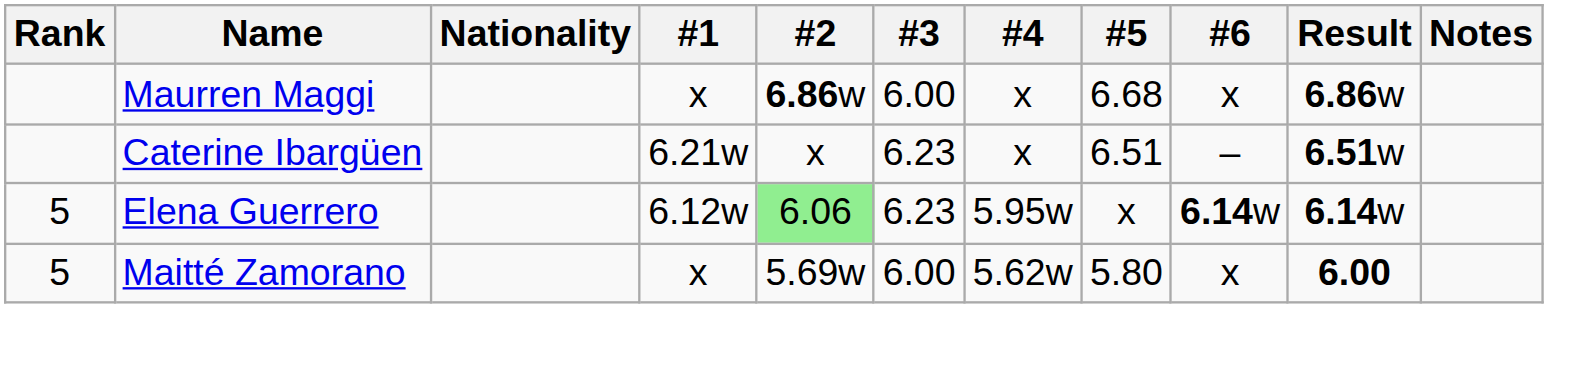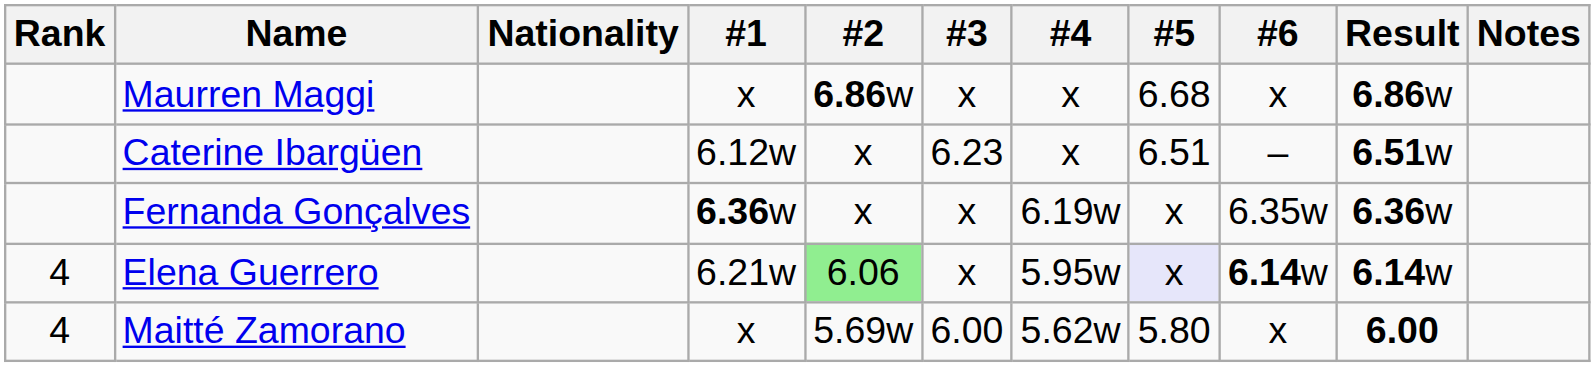(919, 93) 6.00 -> (967, 93) x
(698, 152) 6.21w -> (746, 152) 6.12w
+ row: (296, 212)
(60, 212) 5 -> (60, 271) 4
(698, 212) 6.12w -> (746, 271) 6.21w
(919, 212) 6.23 -> (967, 271) x
(1126, 212) no background -> (1174, 271) lavender background
(60, 271) 5 -> (60, 331) 4
